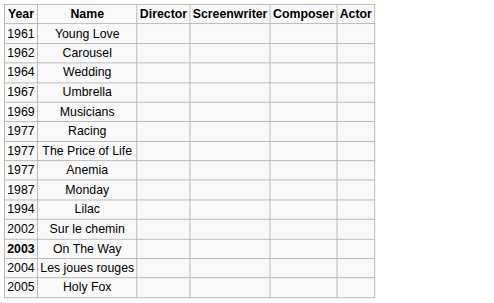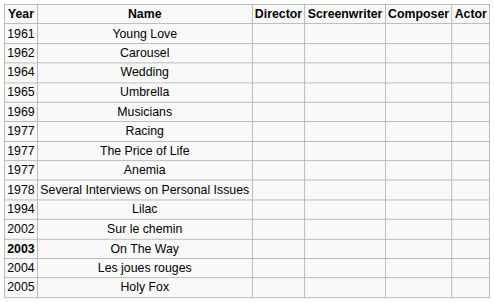(21, 92) 1967 -> (21, 92) 1965
+ row: (145, 190)
- row: (87, 190)
